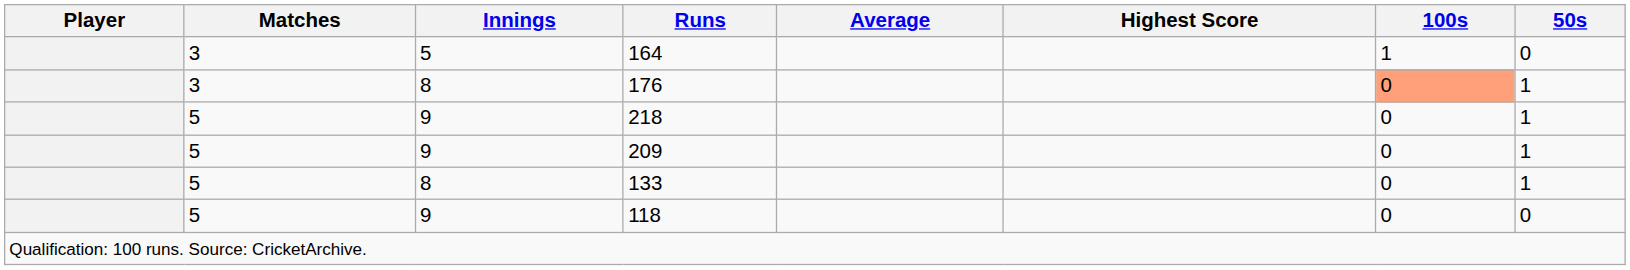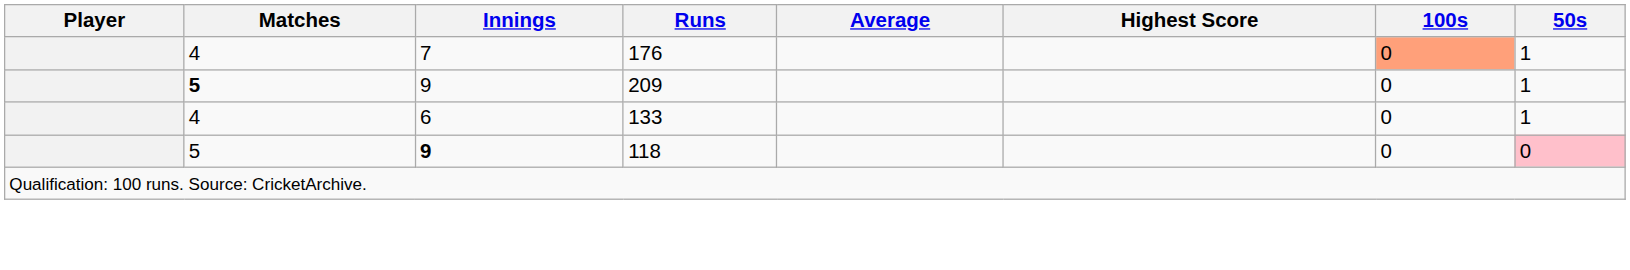- row: (645, 53)
(195, 85) 3 -> (195, 53) 4
(426, 85) 8 -> (426, 53) 7
- row: (645, 118)
(195, 150) normal -> (195, 85) bold
(195, 183) 5 -> (195, 118) 4
(426, 183) 8 -> (426, 118) 6
(426, 215) normal -> (426, 150) bold
(1525, 215) no background -> (1525, 150) pink background
